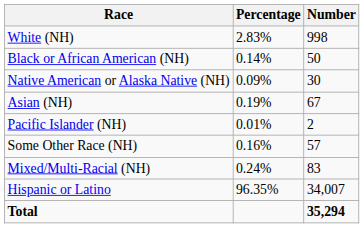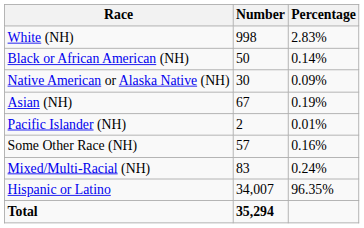columns swapped: (331, 15) <-> (268, 15)
